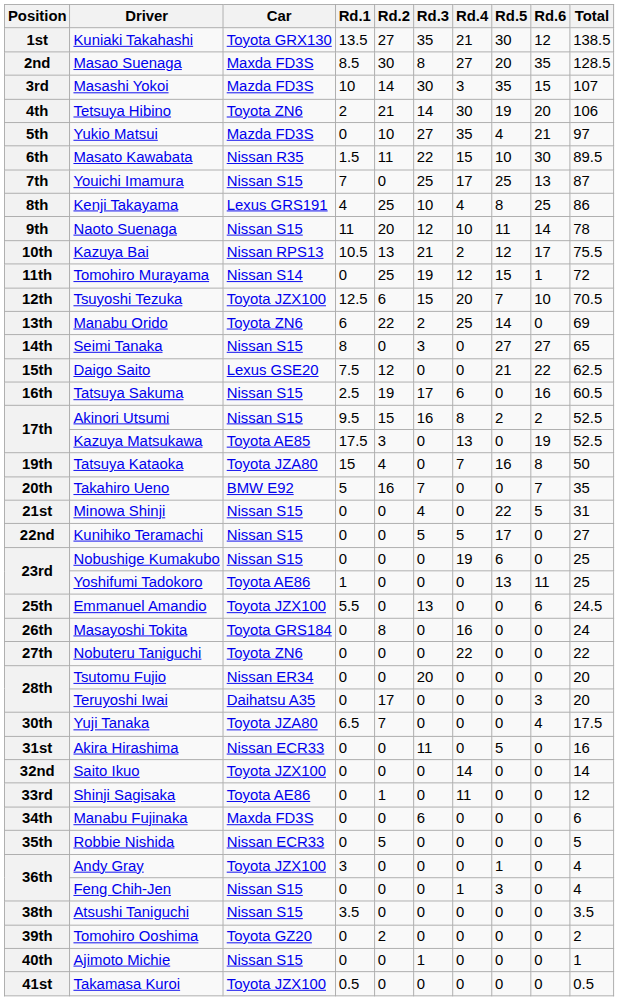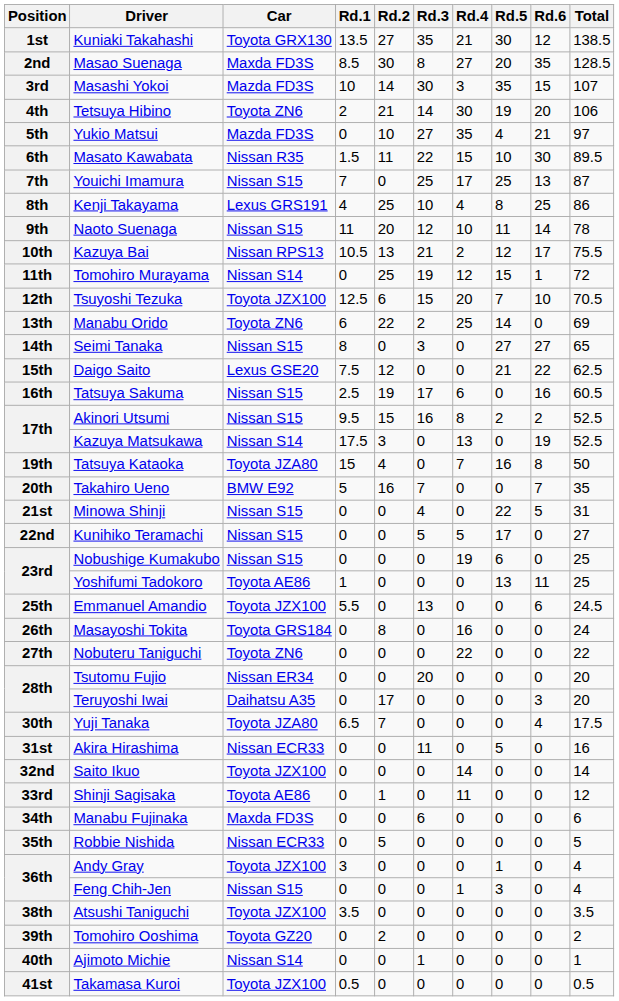(268, 441) Toyota AE85 -> (265, 441) Nissan S14
(265, 913) Nissan S15 -> (276, 913) Toyota JZX100
(265, 960) Nissan S15 -> (265, 960) Nissan S14
